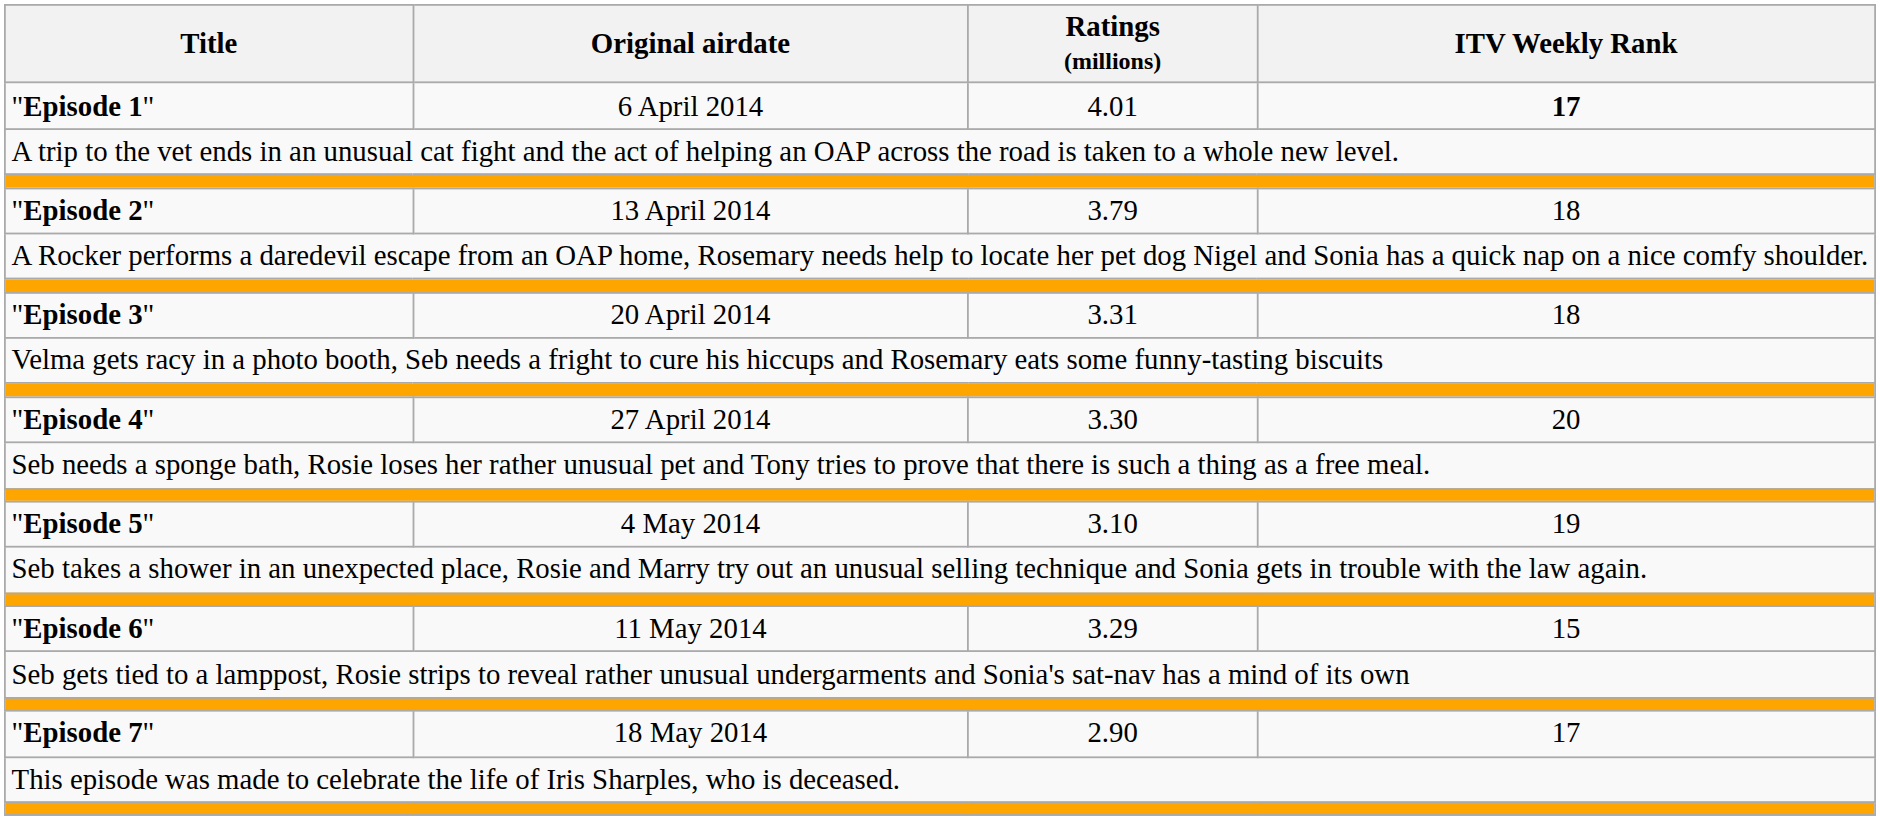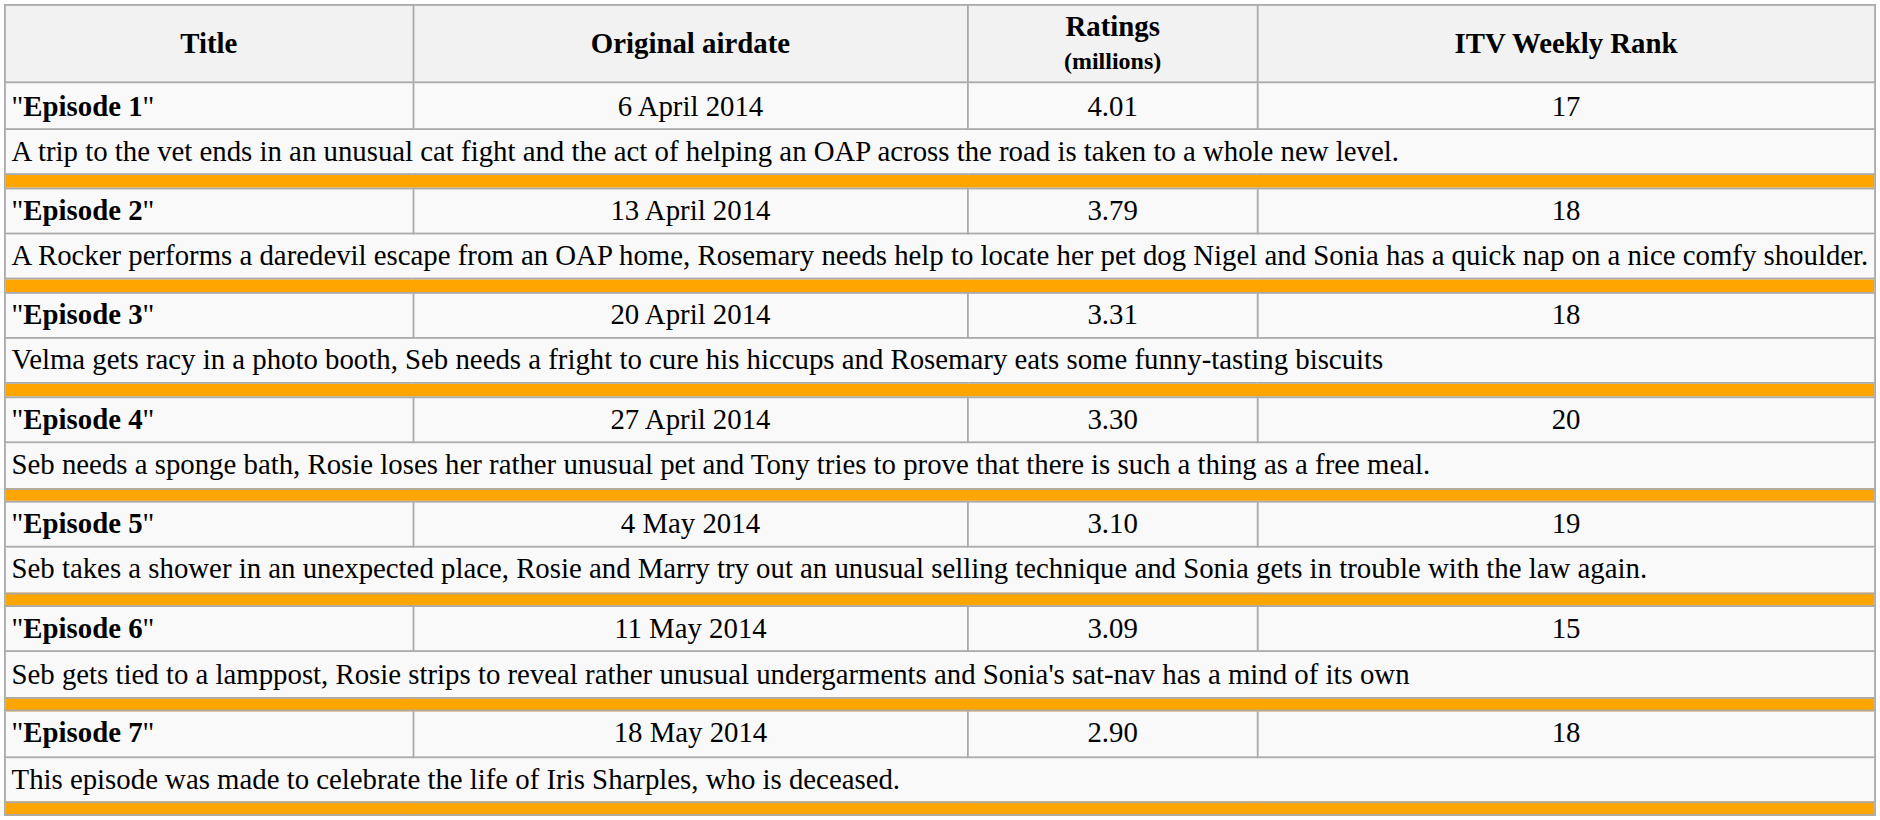(1566, 105) bold -> (1566, 105) normal
(1113, 628) 3.29 -> (1113, 628) 3.09
(1566, 733) 17 -> (1566, 733) 18
